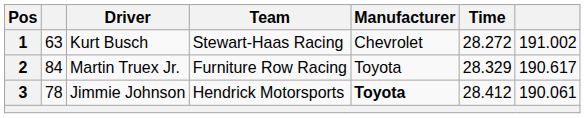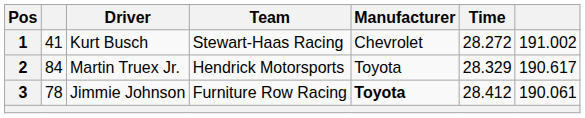(54, 43) 63 -> (54, 43) 41
(270, 68) Furniture Row Racing -> (268, 68) Hendrick Motorsports
(268, 93) Hendrick Motorsports -> (270, 93) Furniture Row Racing
